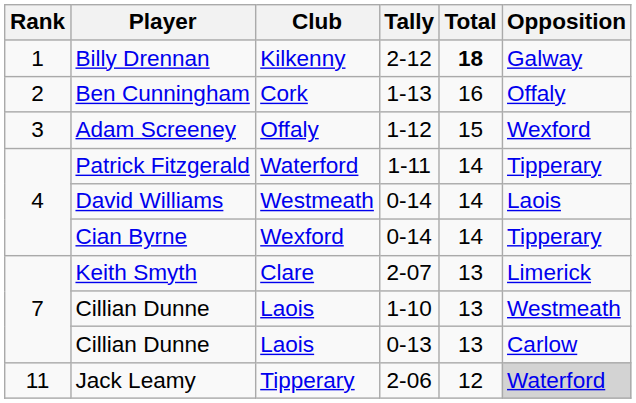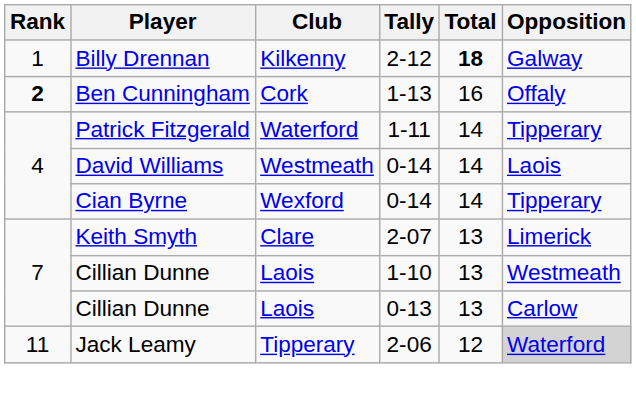(37, 93) normal -> (37, 93) bold
- row: (156, 129)
